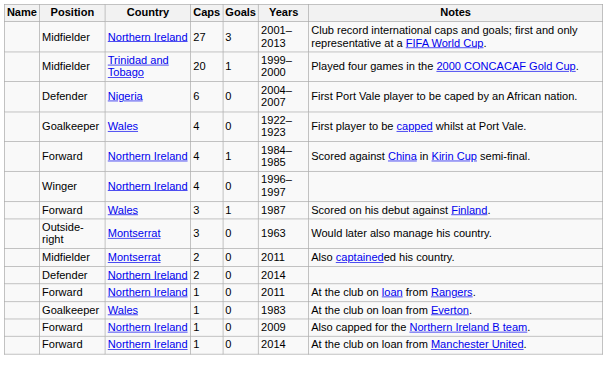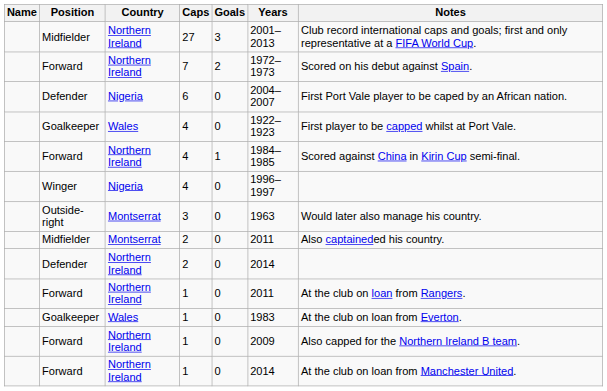- row: (66, 66)
+ row: (62, 66)
(148, 186) Northern Ireland -> (125, 186) Nigeria
- row: (62, 210)
